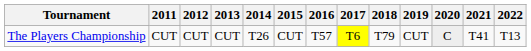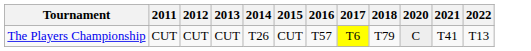- column: (416, 15)
